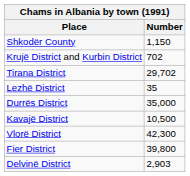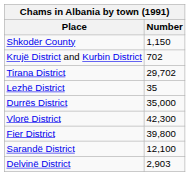- row: (37, 118)
+ row: (41, 149)
